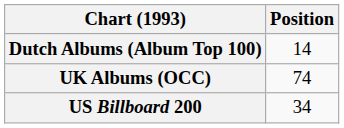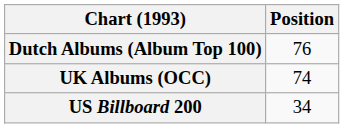(302, 48) 14 -> (302, 48) 76
